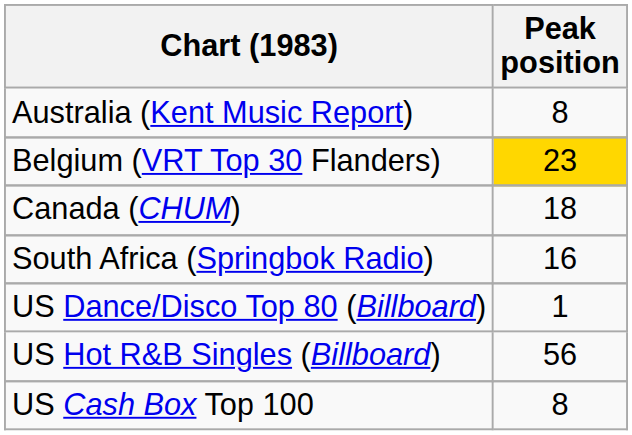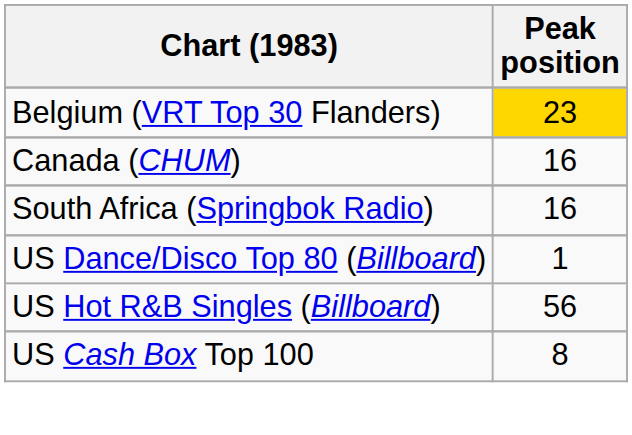- row: (213, 112)
(560, 209) 18 -> (560, 160) 16
